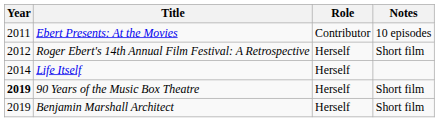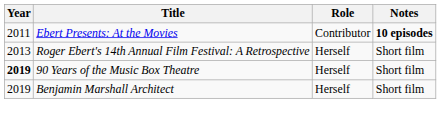(404, 32) normal -> (404, 32) bold
(19, 51) 2012 -> (19, 51) 2013
- row: (59, 70)
